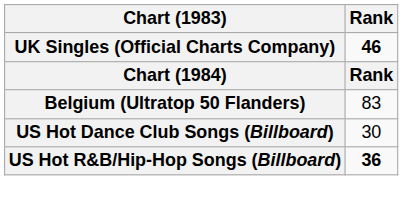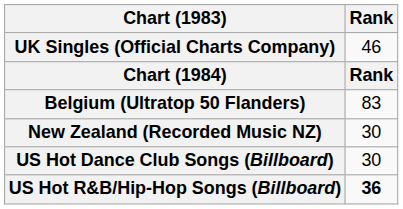(371, 47) bold -> (371, 47) normal
+ row: (175, 132)
